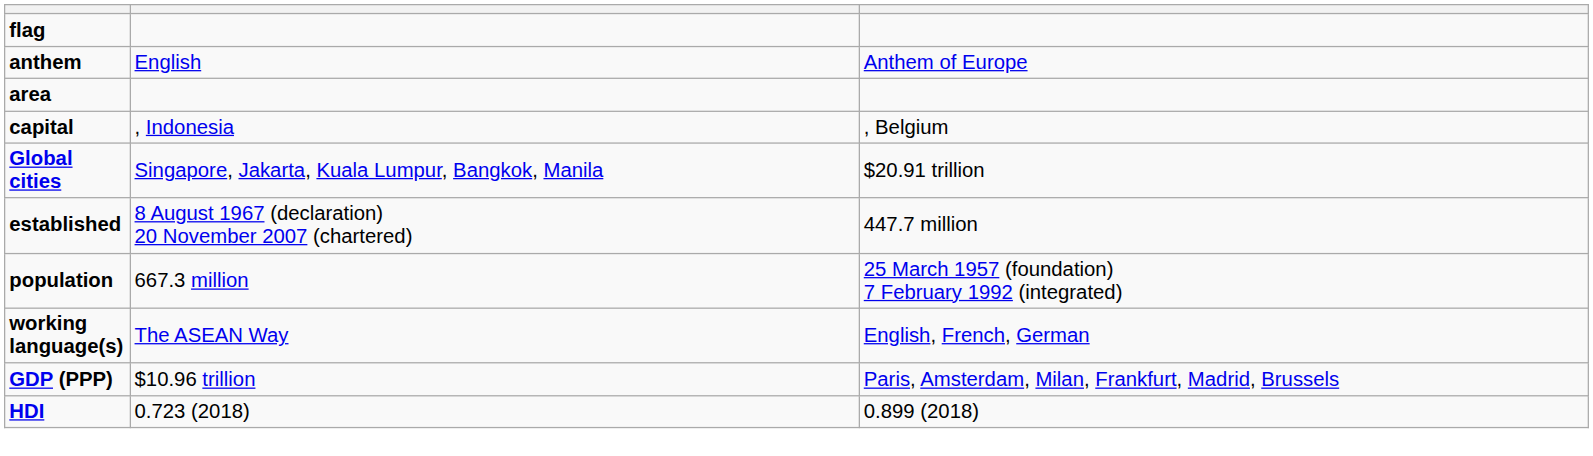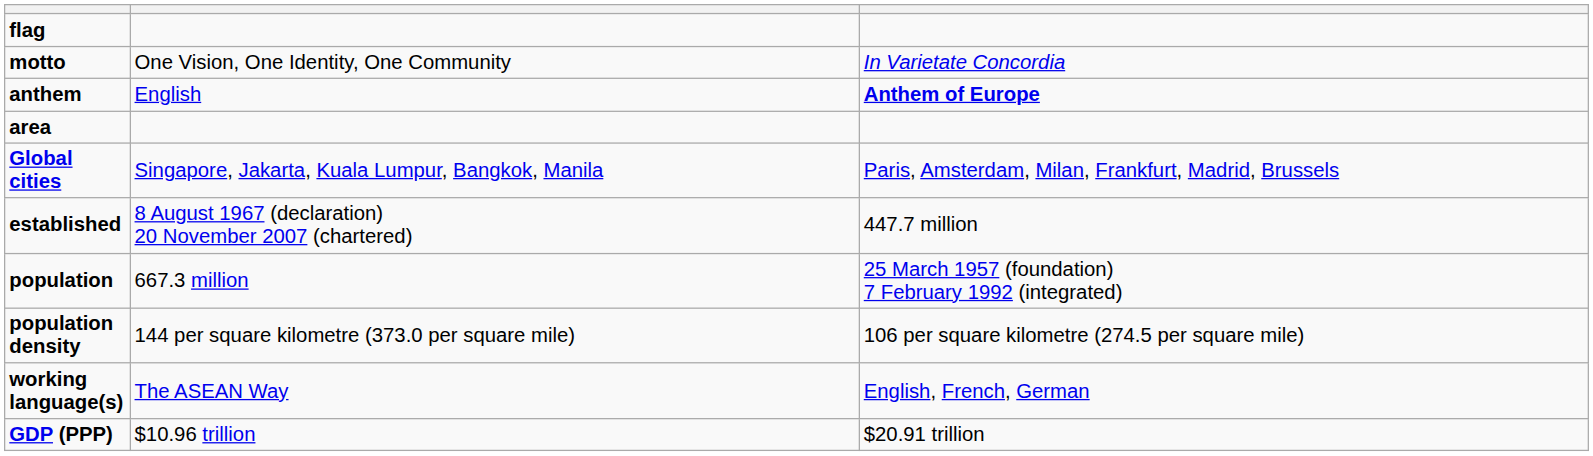+ row: (38, 62)
(946, 62) normal -> (952, 94) bold
- row: (42, 126)
(924, 170) $20.91 trillion -> (1101, 170) Paris, Amsterdam, Milan, Frankfurt, Madrid, Brussels
+ row: (61, 335)
(1101, 379) Paris, Amsterdam, Milan, Frankfurt, Madrid, Brussels -> (924, 434) $20.91 trillion
- row: (27, 411)
